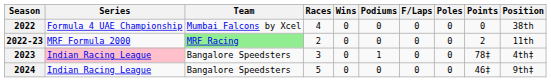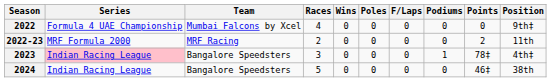columns swapped: (450, 11) <-> (379, 11)
(523, 26) 38th -> (523, 26) 9th‡
(213, 40) lightgreen background -> (213, 40) no background
(523, 70) 9th‡ -> (523, 70) 38th
